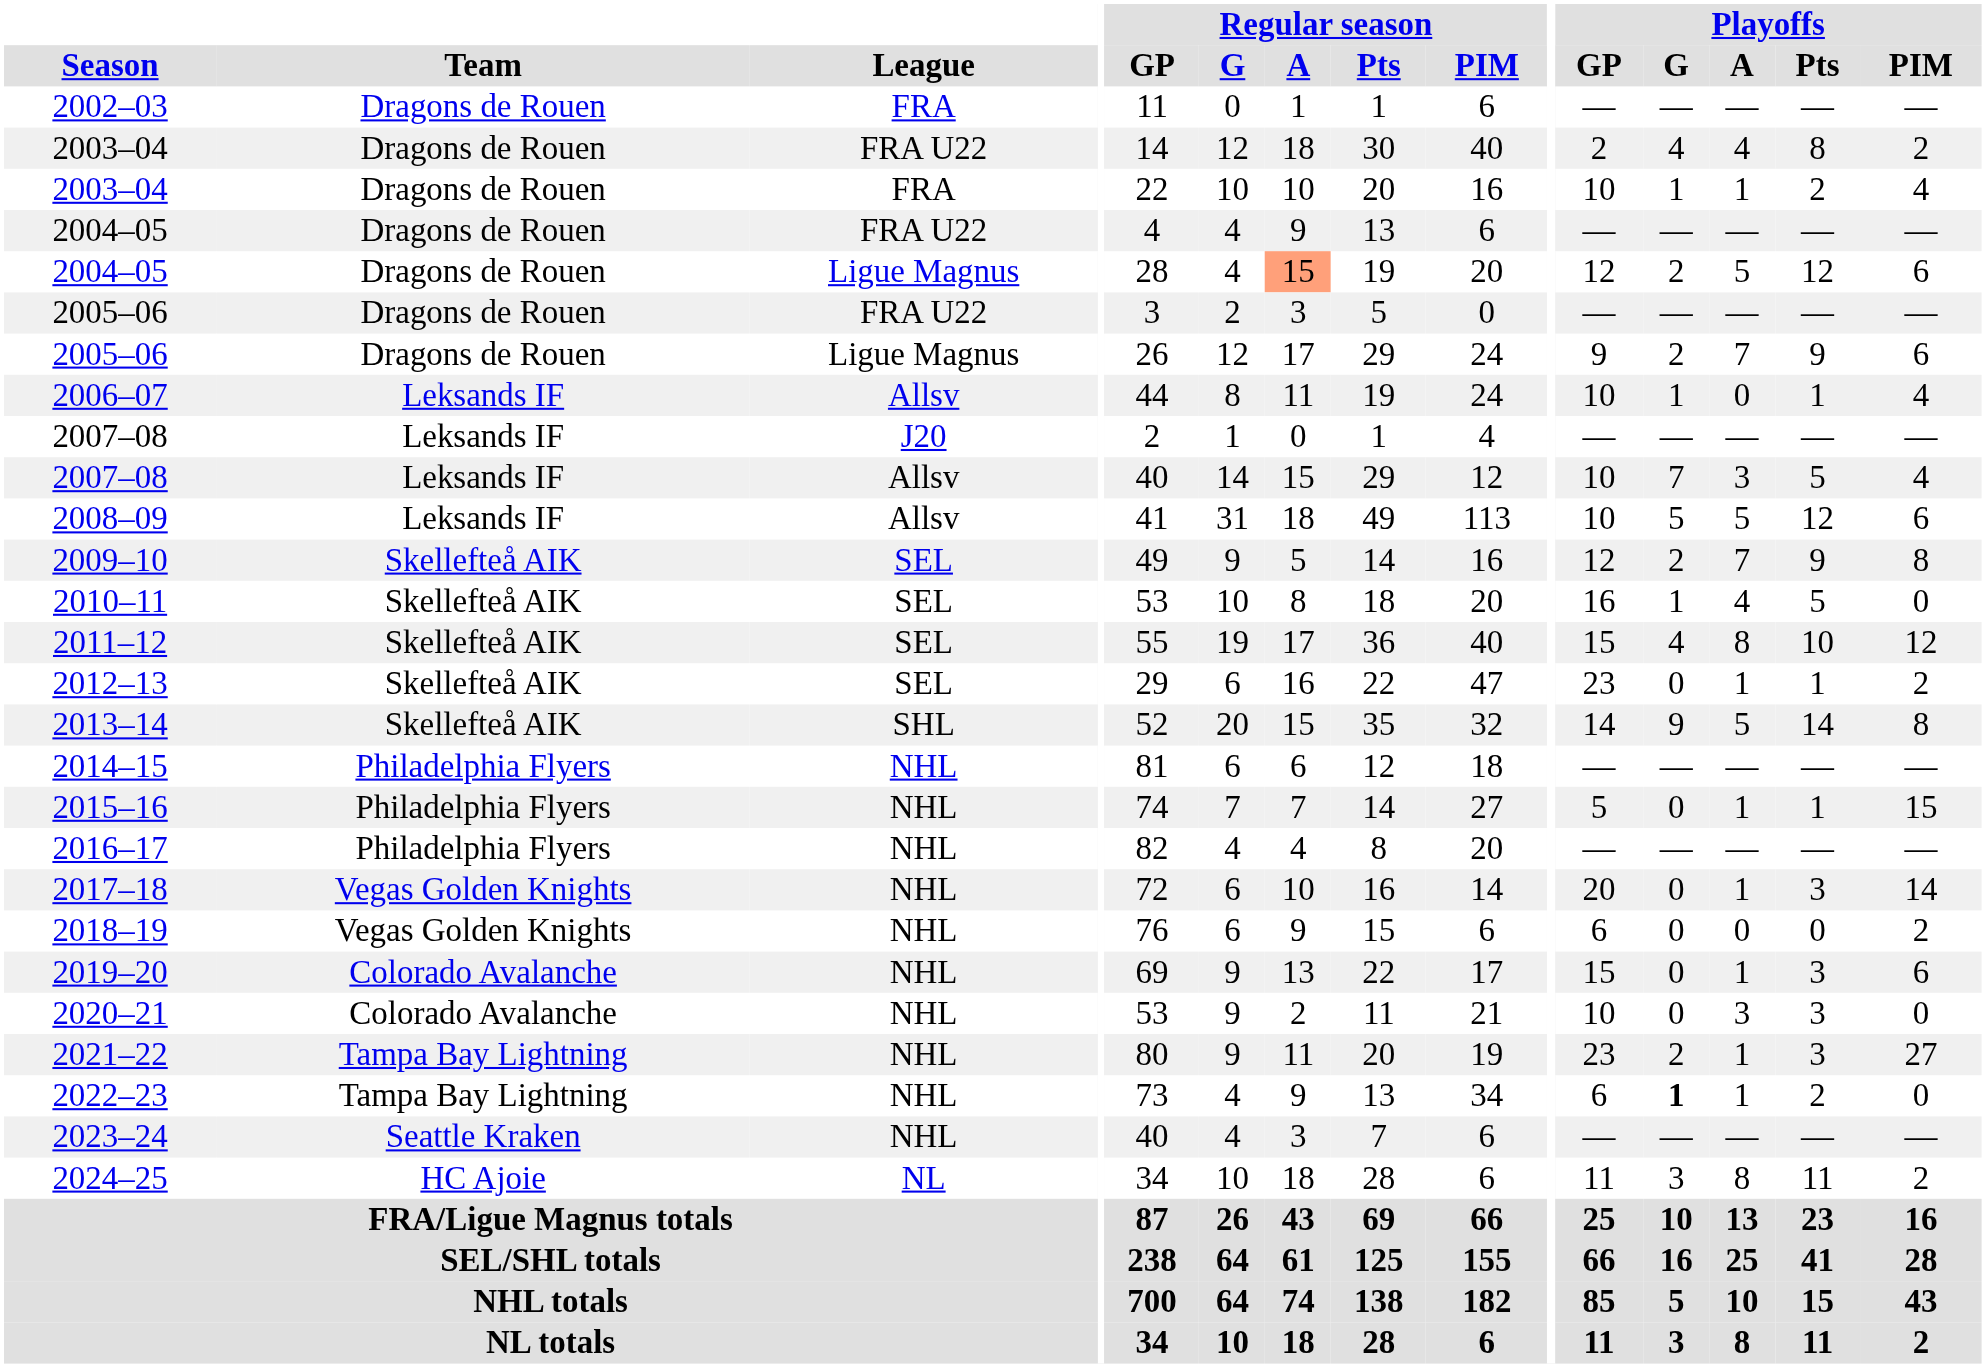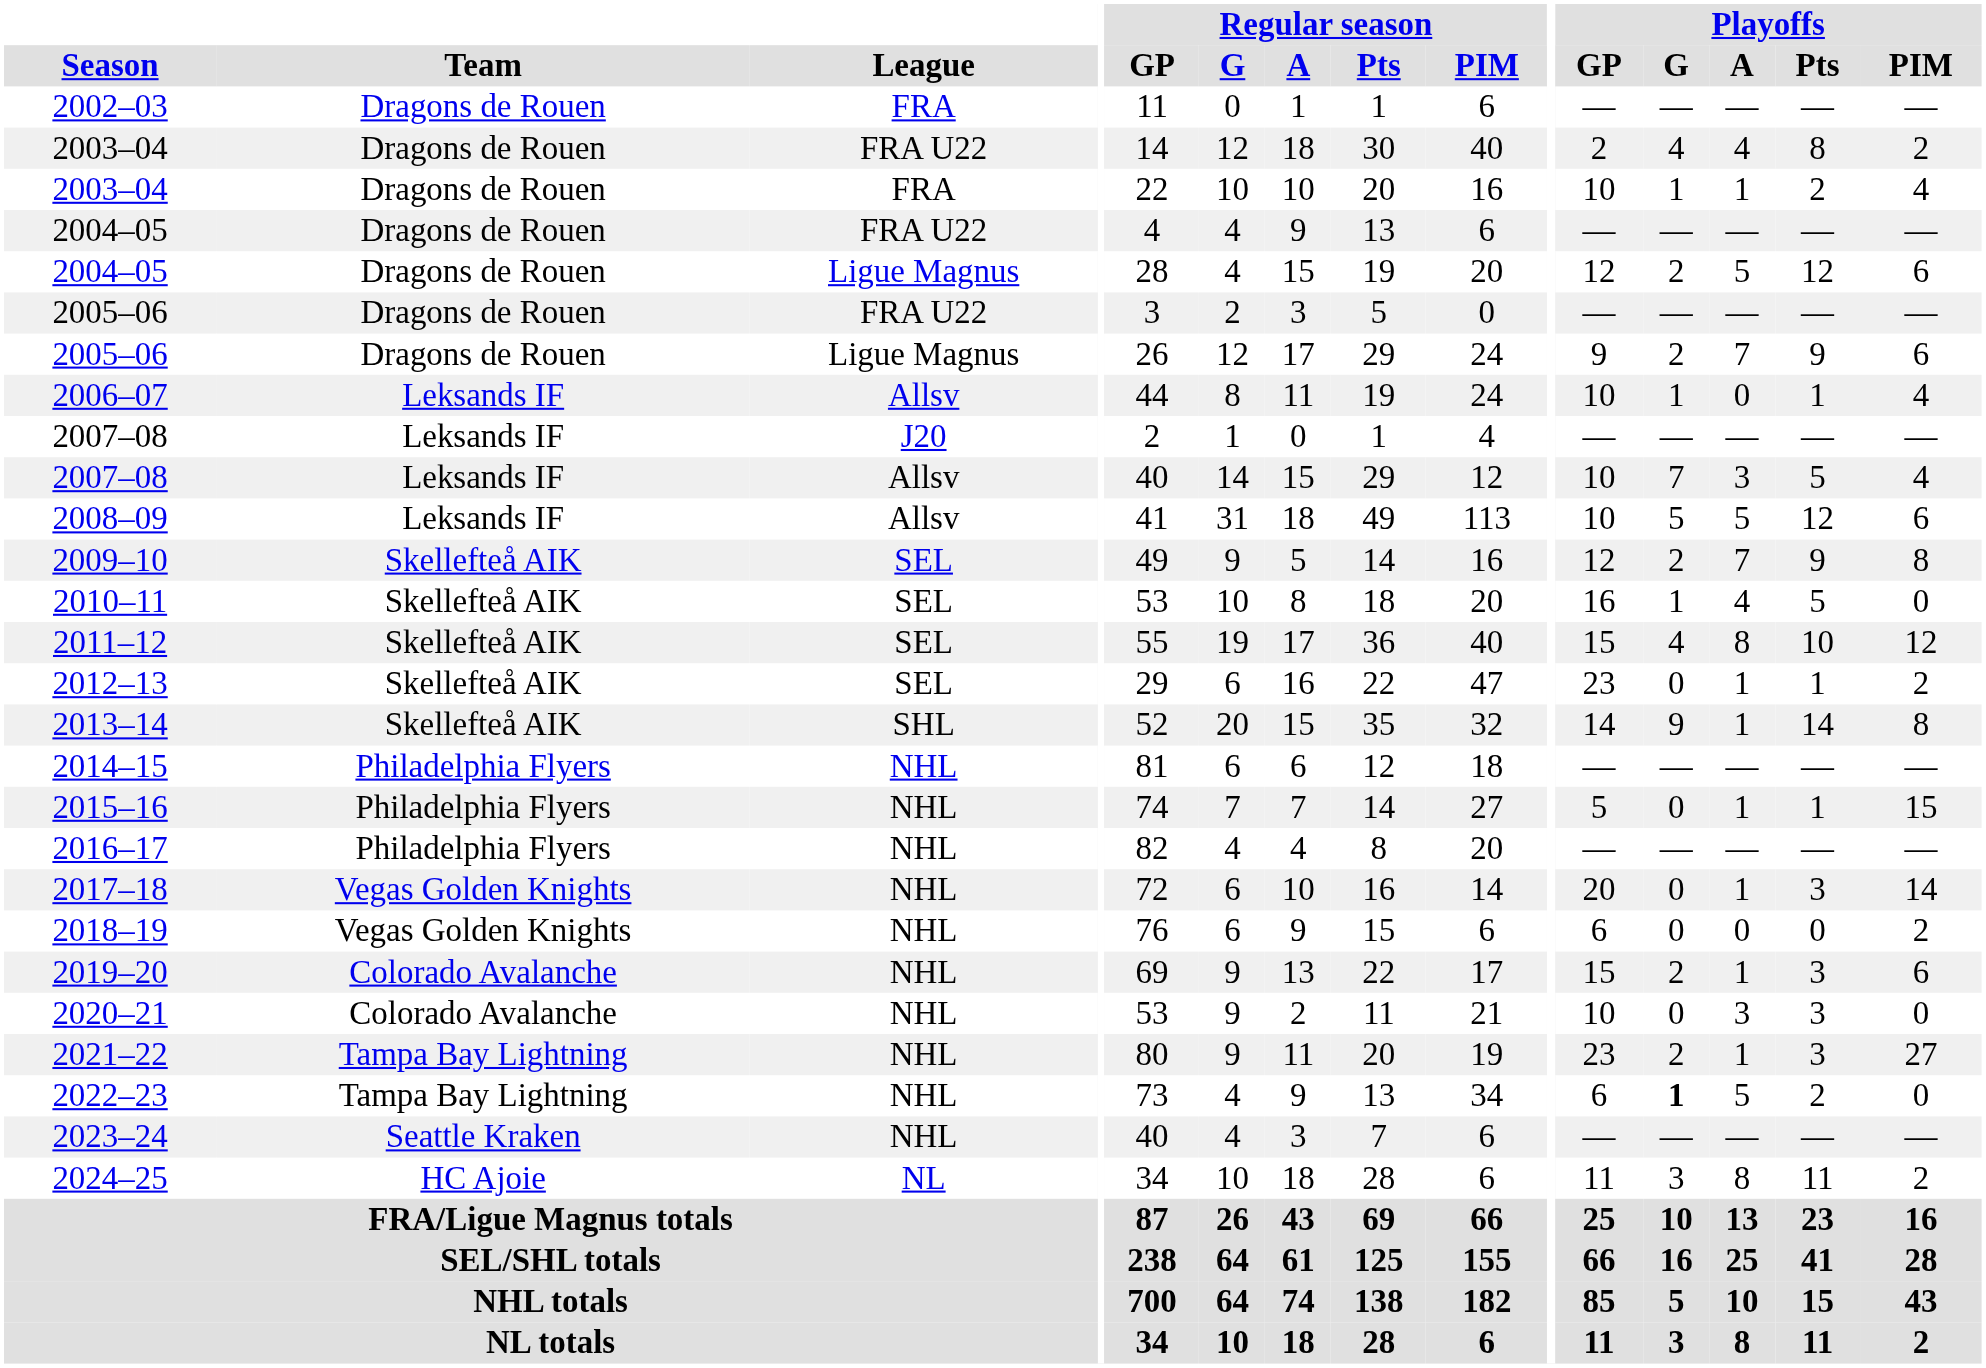(1298, 271) lightsalmon background -> (1298, 271) no background
(1742, 724) 5 -> (1742, 724) 1
(1676, 971) 0 -> (1676, 971) 2
(1742, 1095) 1 -> (1742, 1095) 5
